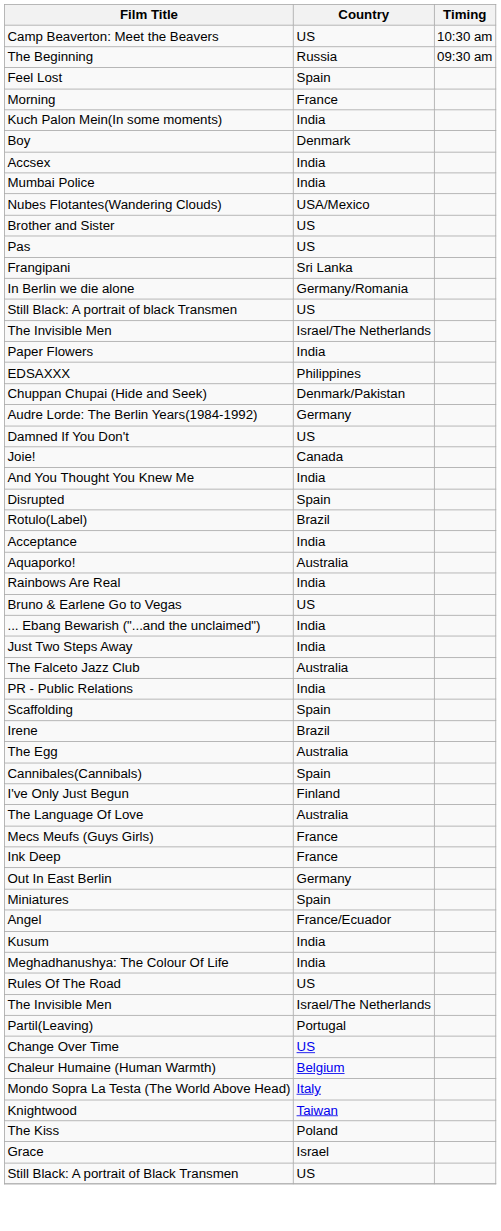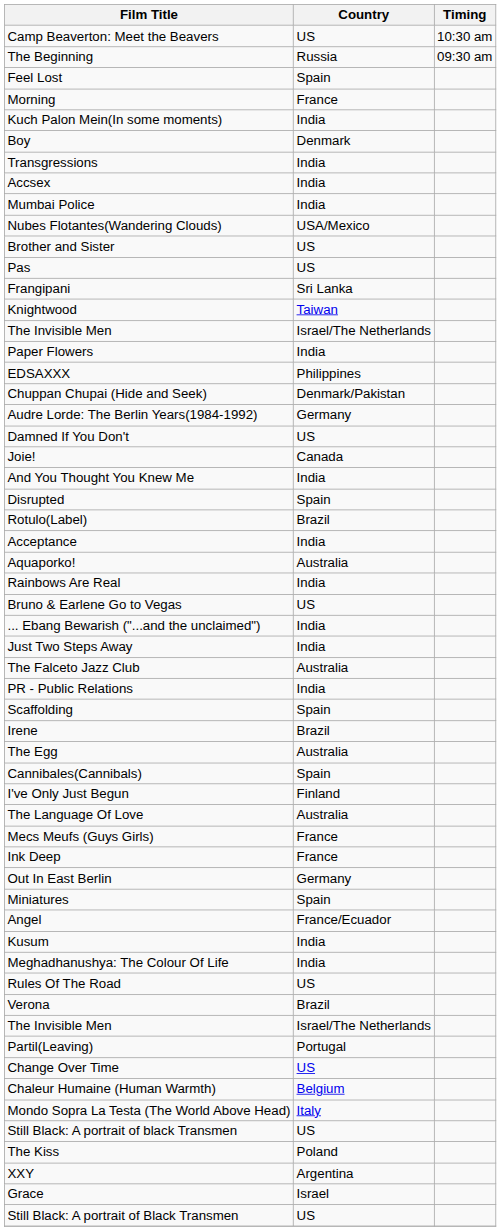+ row: (53, 162)
- row: (71, 288)
rows swapped: (122, 309) <-> (42, 1110)
+ row: (29, 1004)
+ row: (21, 1173)
